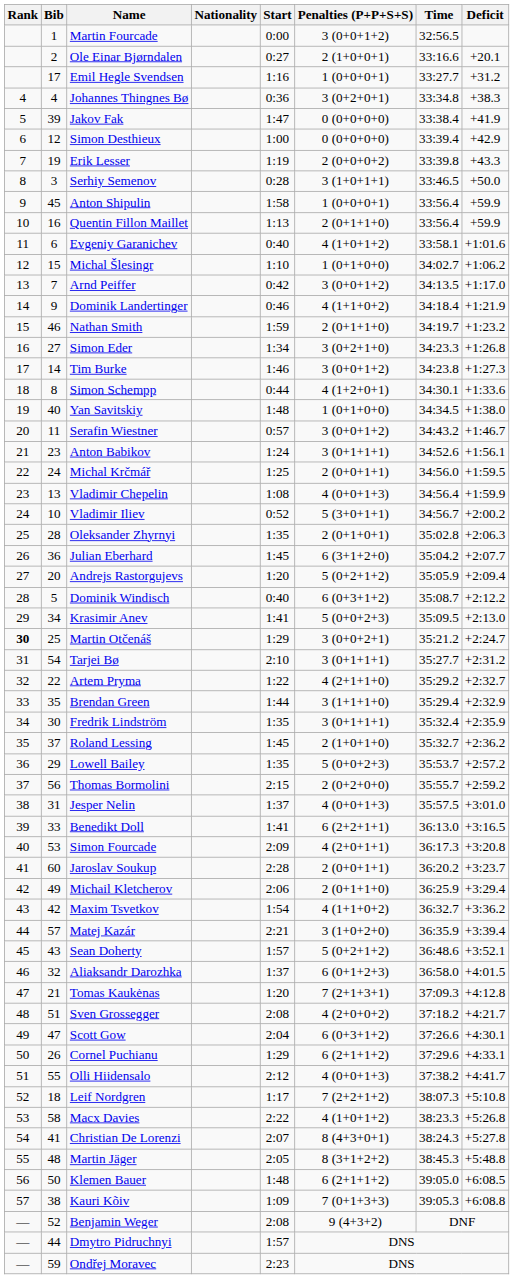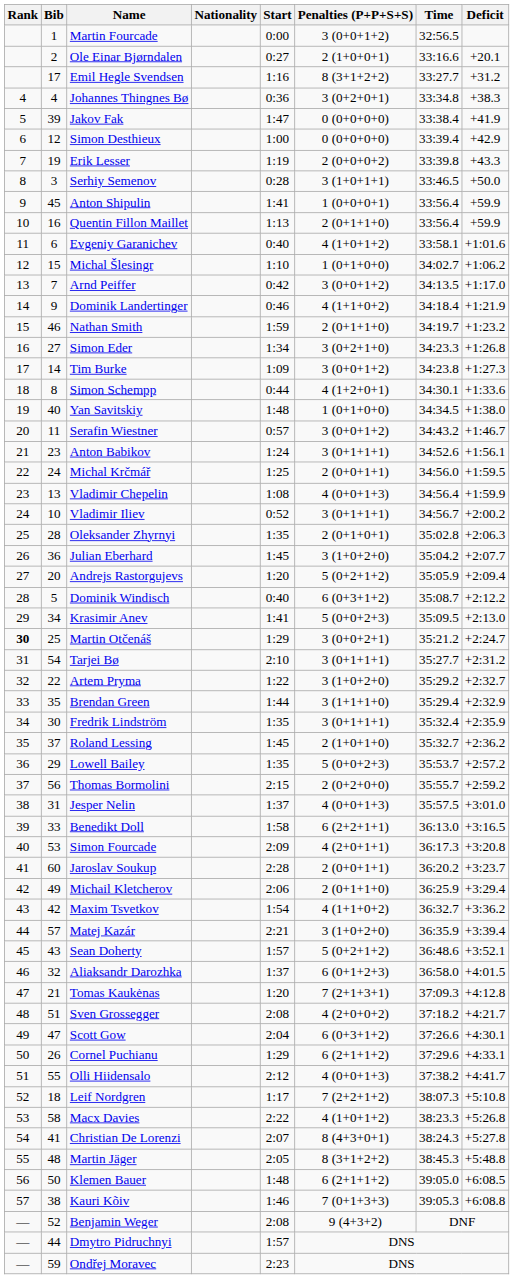(355, 77) 1 (0+0+0+1) -> (355, 77) 8 (3+1+2+2)
(277, 202) 1:58 -> (277, 202) 1:41
(277, 368) 1:46 -> (277, 368) 1:09
(355, 514) 5 (3+0+1+1) -> (355, 514) 3 (0+1+1+1)
(355, 555) 6 (3+1+2+0) -> (355, 555) 3 (1+0+2+0)
(355, 680) 4 (2+1+1+0) -> (355, 680) 3 (1+0+2+0)
(277, 826) 1:41 -> (277, 826) 1:58
(277, 1200) 1:09 -> (277, 1200) 1:46
